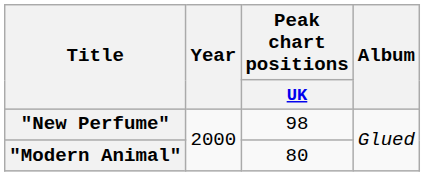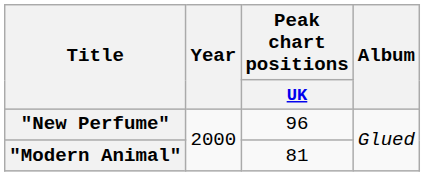(297, 124) 98 -> (297, 124) 96
(297, 156) 80 -> (297, 156) 81
